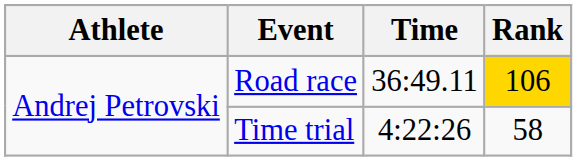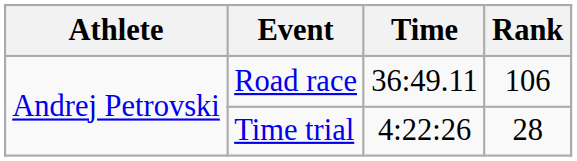(528, 80) gold background -> (528, 80) no background
(528, 130) 58 -> (528, 130) 28
